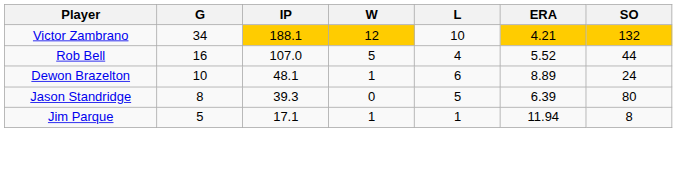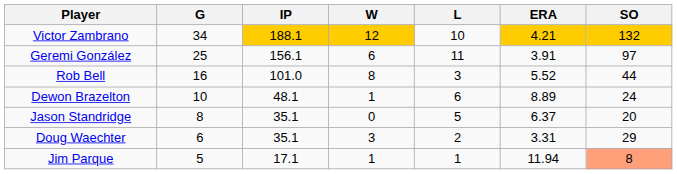+ row: (81, 55)
(286, 55) 107.0 -> (286, 76) 101.0
(372, 55) 5 -> (372, 76) 8
(457, 55) 4 -> (457, 76) 3
(286, 96) 39.3 -> (286, 117) 35.1
(543, 96) 6.39 -> (543, 117) 6.37
(629, 96) 80 -> (629, 117) 20
+ row: (81, 138)
(629, 117) no background -> (629, 158) lightsalmon background
